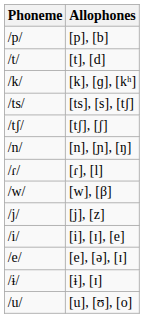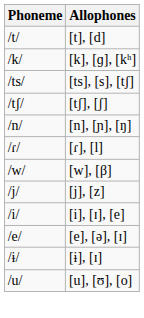- row: (89, 37)
